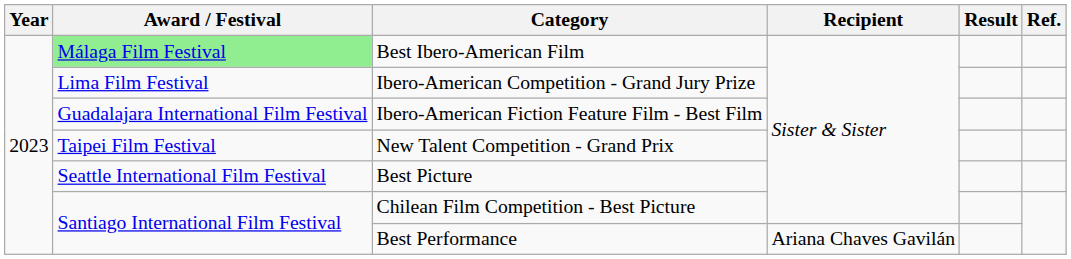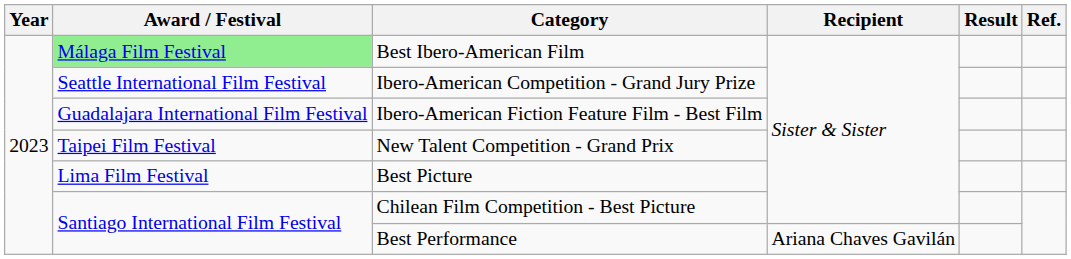(133, 82) Lima Film Festival -> (192, 82) Seattle International Film Festival
(192, 176) Seattle International Film Festival -> (133, 176) Lima Film Festival
